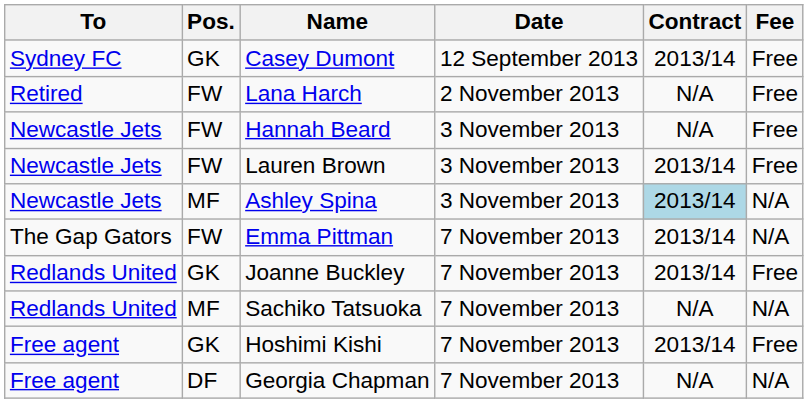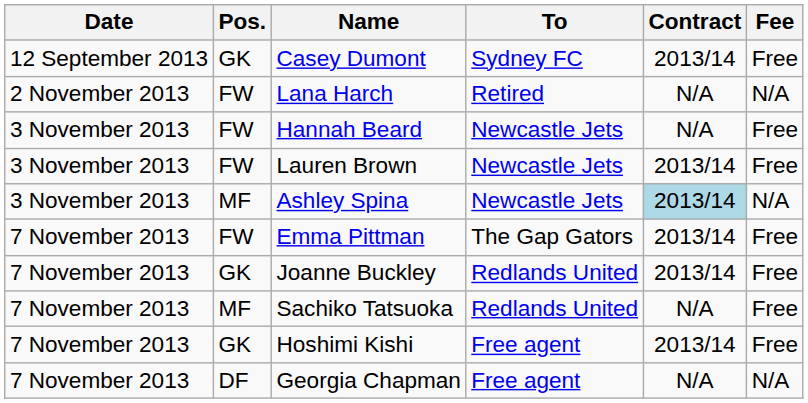columns swapped: (539, 22) <-> (93, 22)
(775, 93) Free -> (770, 93) N/A
(770, 237) N/A -> (775, 237) Free
(770, 308) N/A -> (775, 308) Free
